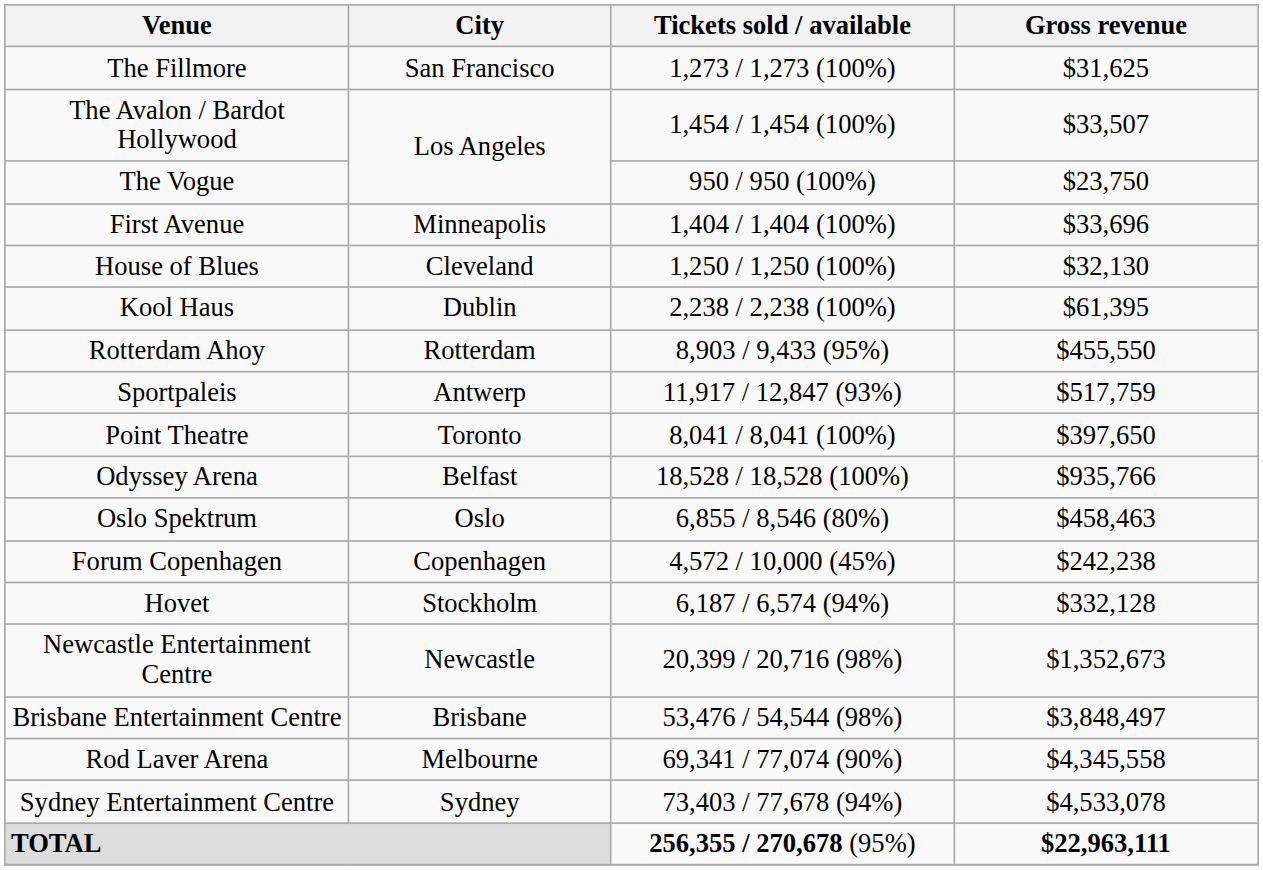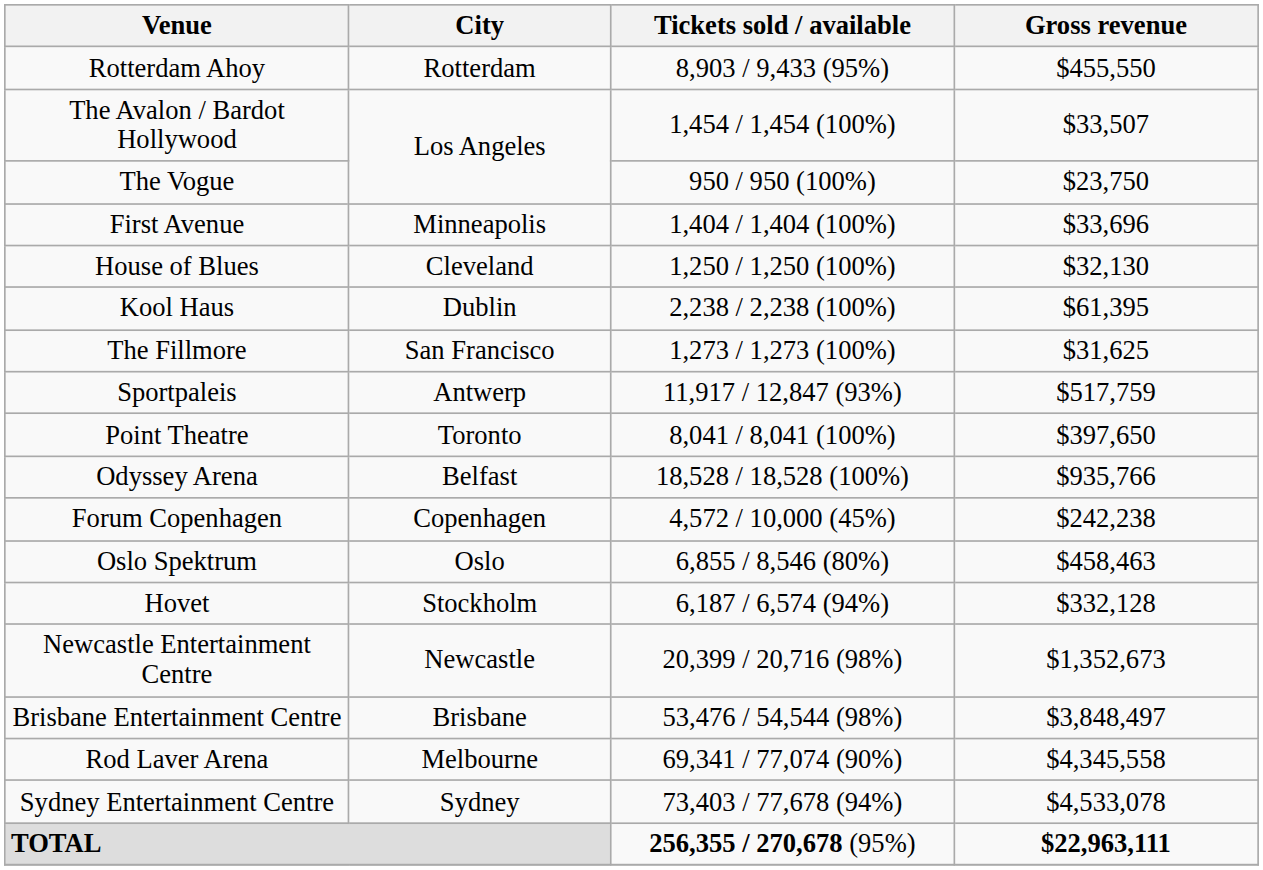rows swapped: (177, 67) <-> (177, 350)
rows swapped: (177, 560) <-> (177, 518)
